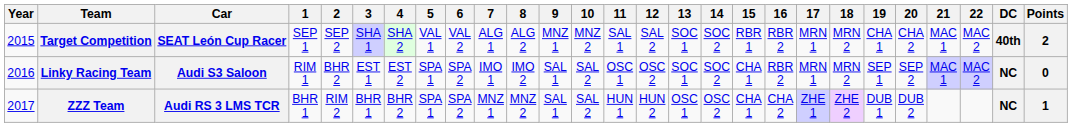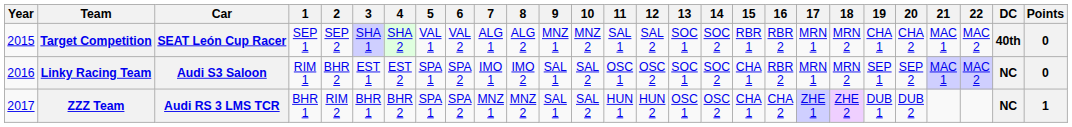(1045, 40) 2 -> (1045, 40) 0
